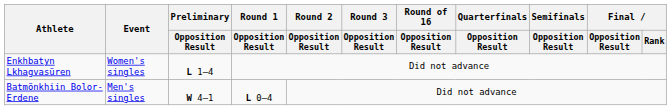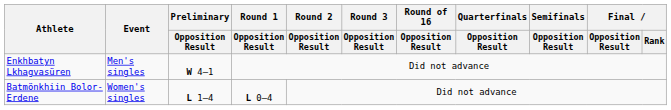(126, 66) Women's singles -> (126, 66) Men's singles
(200, 72) L 1–4 -> (200, 72) W 4–1
(126, 92) Men's singles -> (126, 92) Women's singles
(200, 97) W 4–1 -> (200, 97) L 1–4
